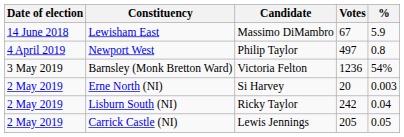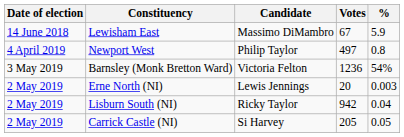(261, 86) Si Harvey -> (273, 86) Lewis Jennings
(348, 104) 242 -> (348, 104) 942
(273, 123) Lewis Jennings -> (261, 123) Si Harvey
